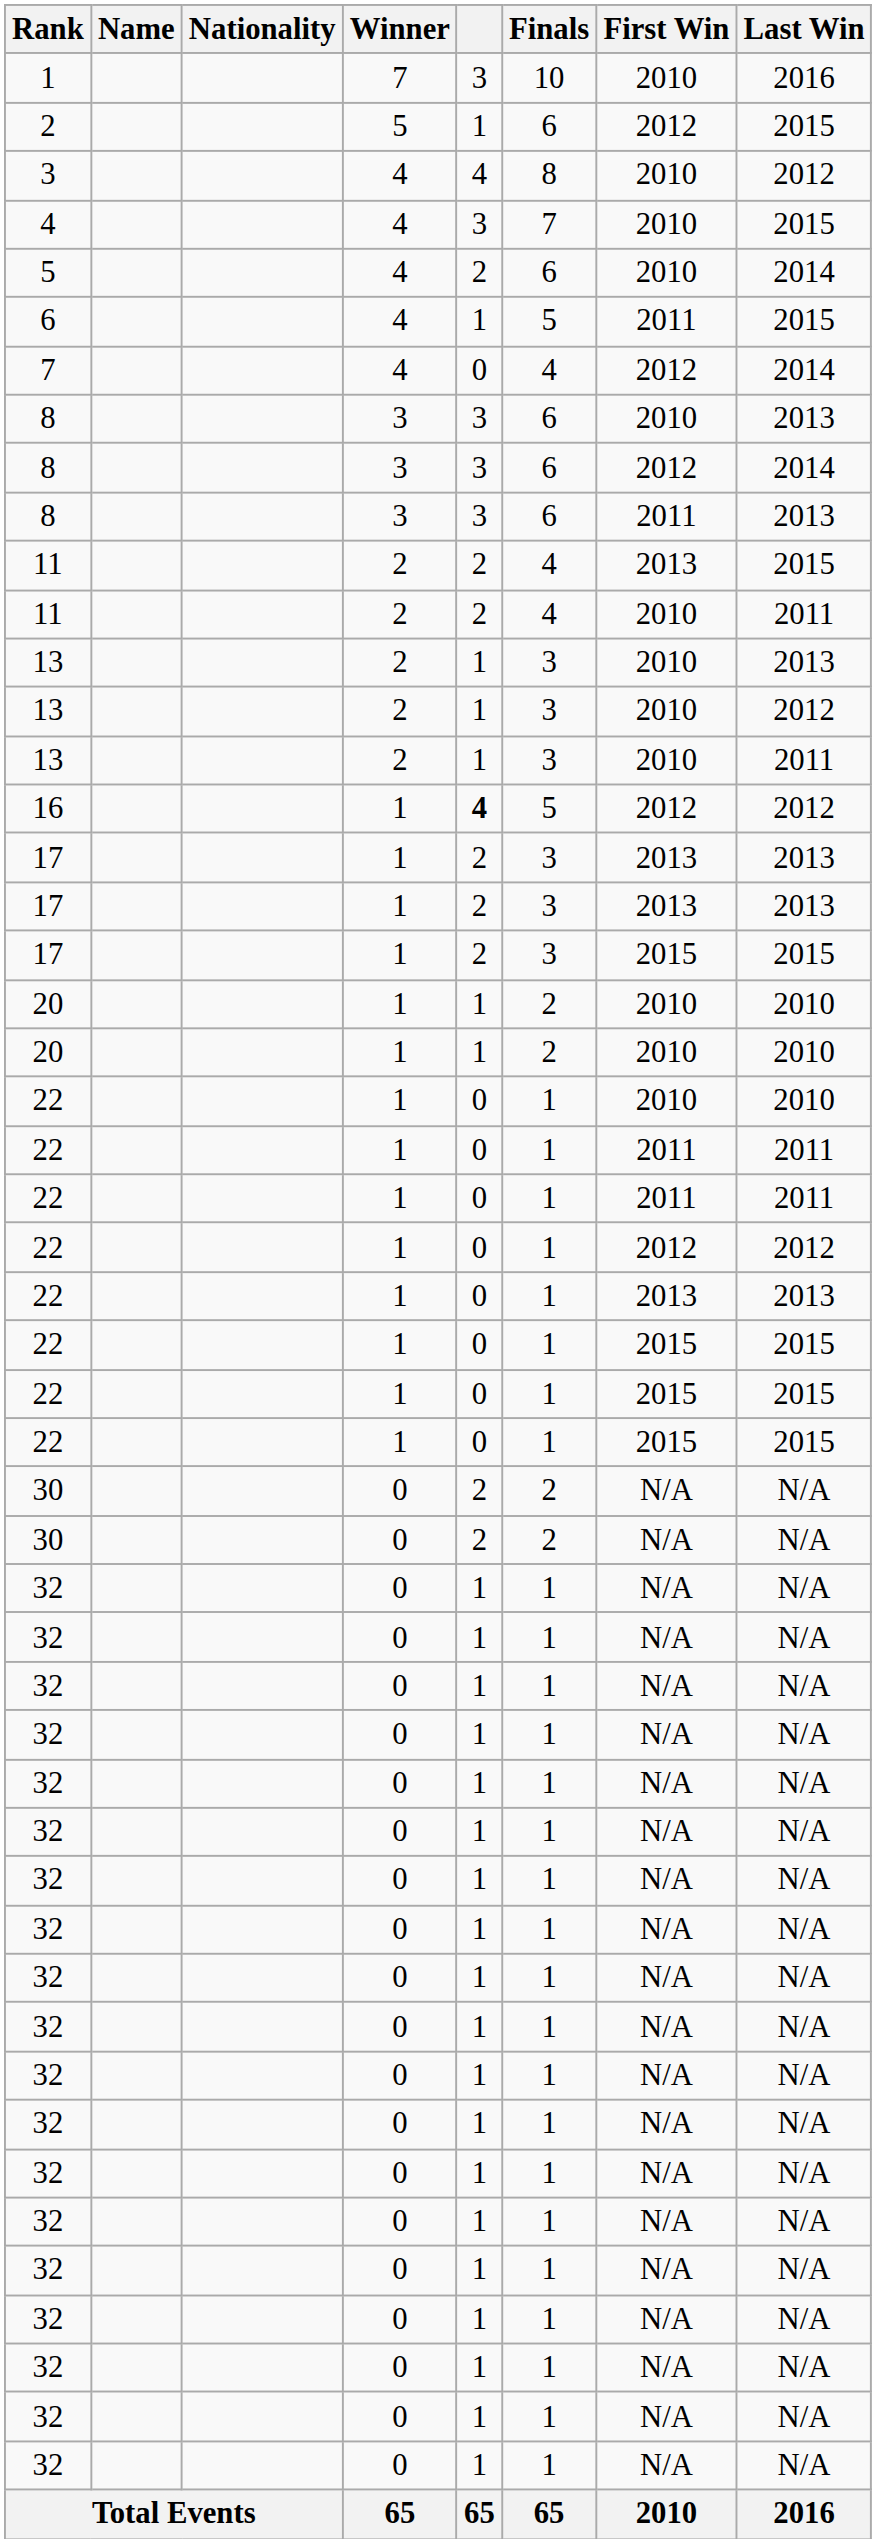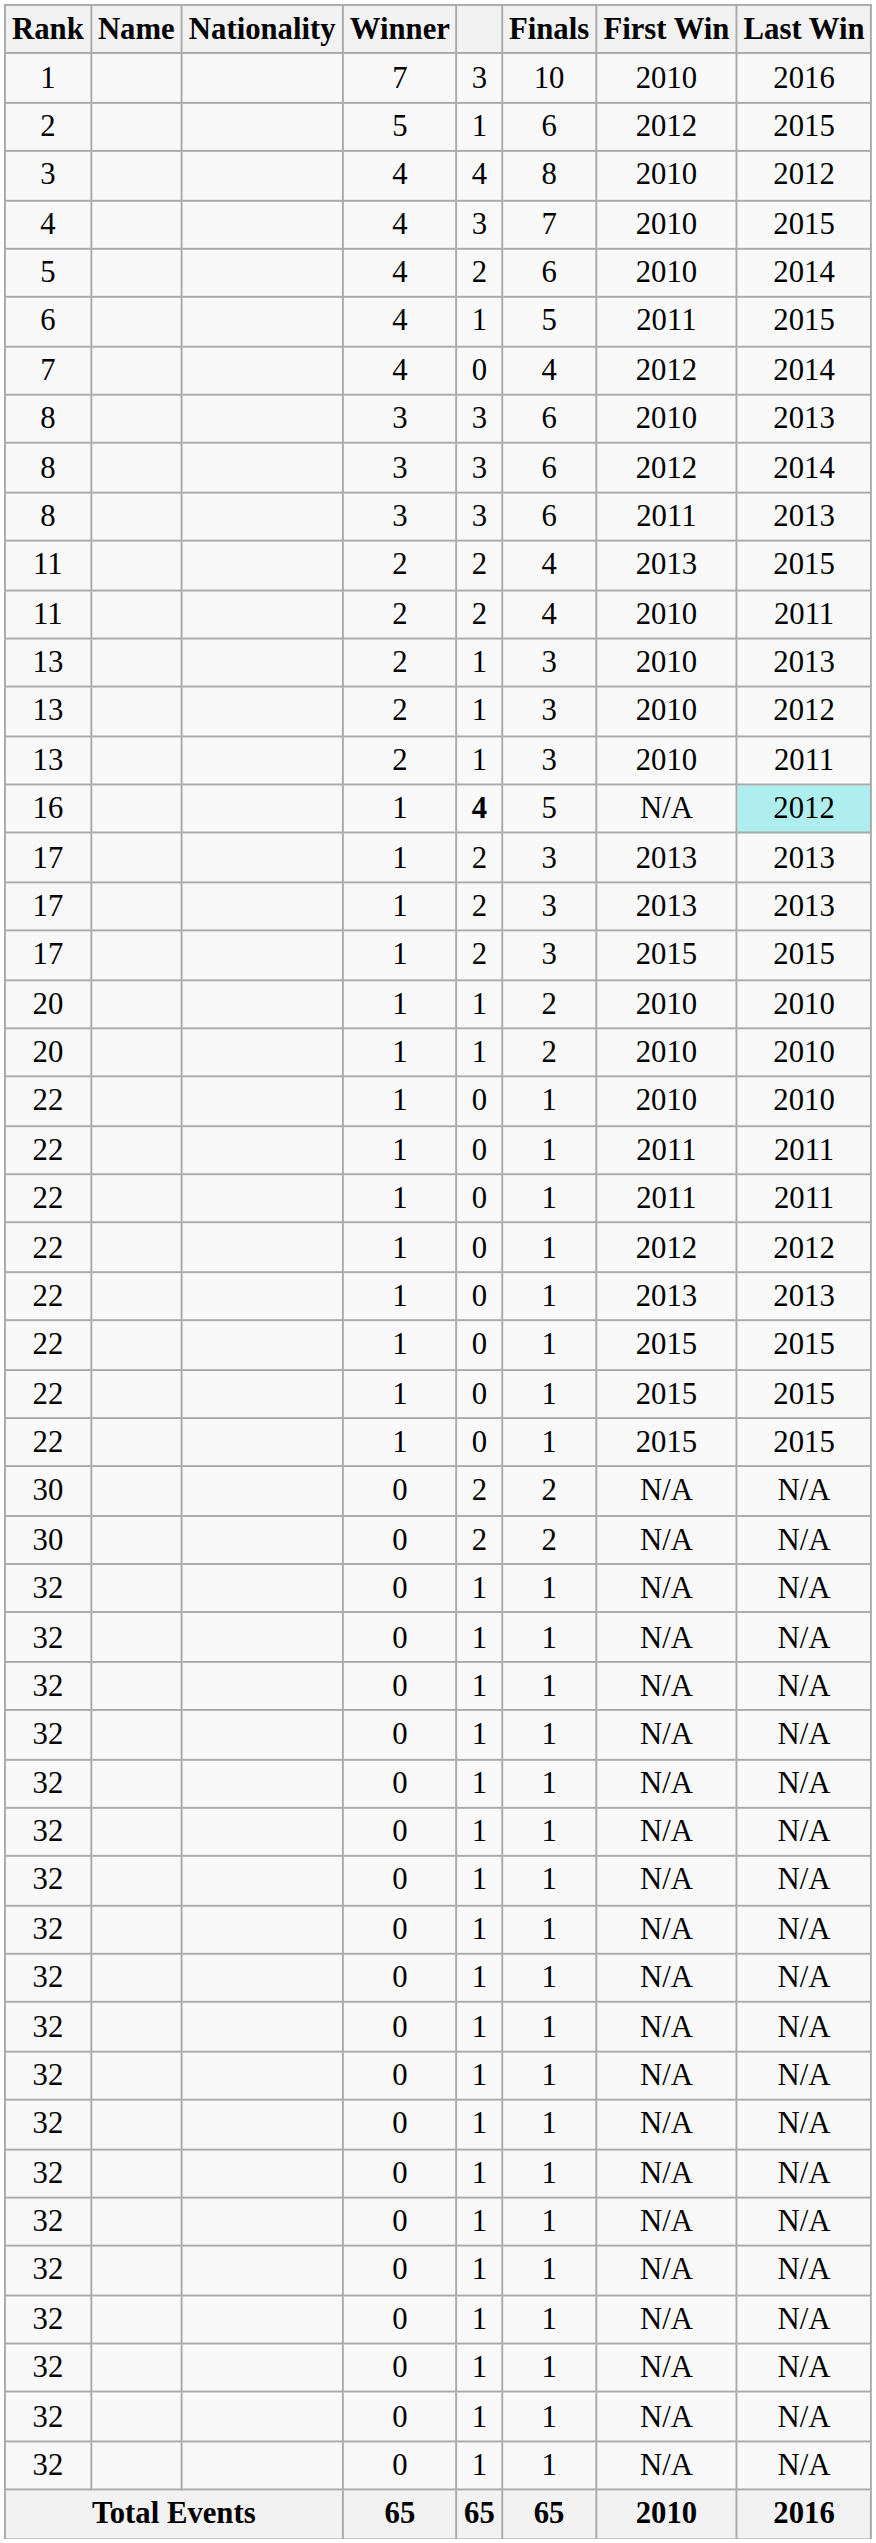(666, 808) 2012 -> (666, 808) N/A
(804, 808) no background -> (804, 808) paleturquoise background
